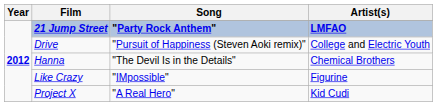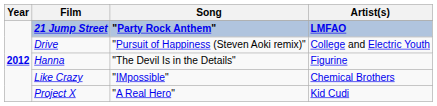(353, 61) Chemical Brothers -> (329, 61) Figurine
(329, 77) Figurine -> (353, 77) Chemical Brothers
